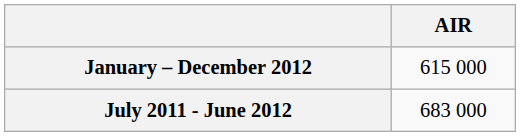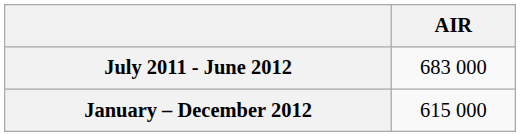rows swapped: (198, 67) <-> (198, 110)
